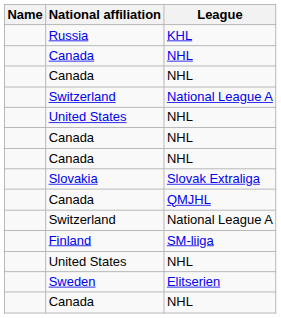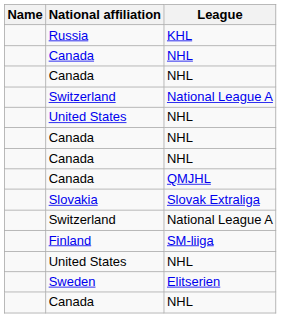rows swapped: (73, 179) <-> (71, 199)
